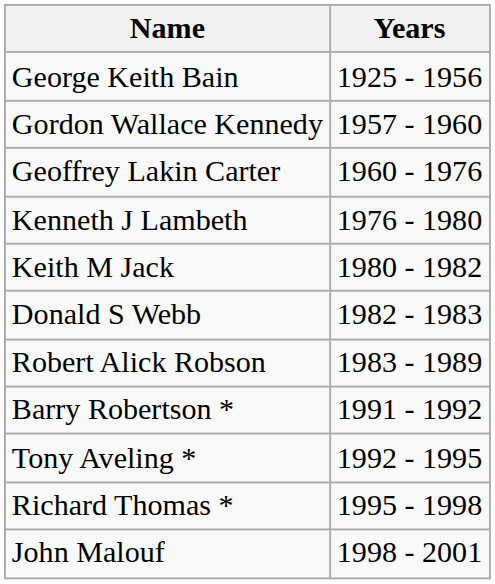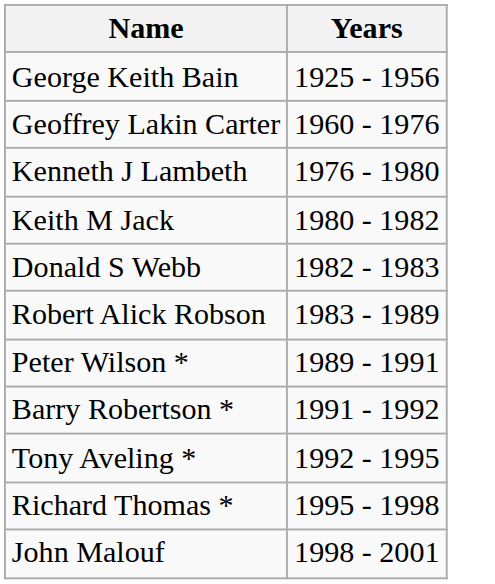- row: (167, 123)
+ row: (100, 362)
